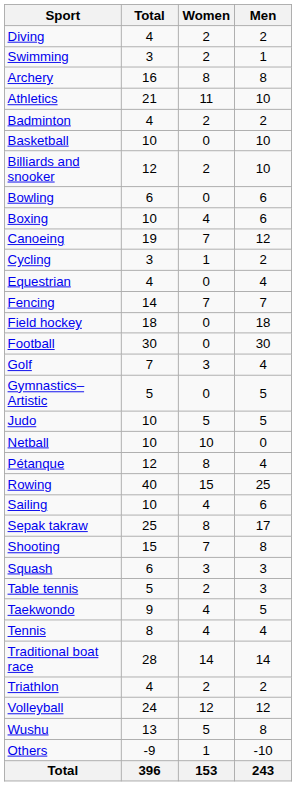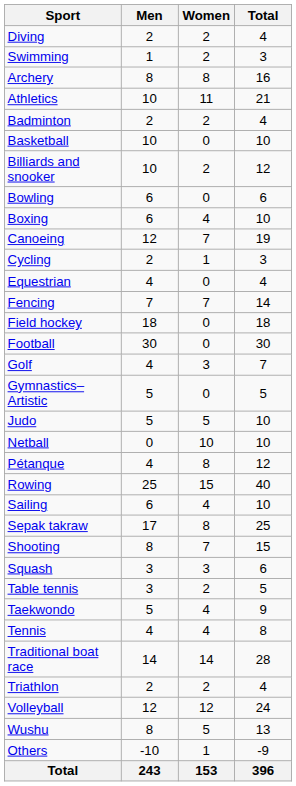columns swapped: (263, 15) <-> (149, 15)
